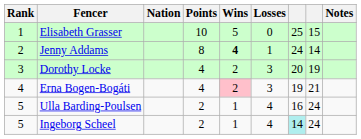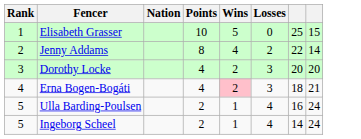- column: (339, 13)
(235, 50) bold -> (235, 50) normal
(270, 50) 1 -> (270, 50) 2
(297, 50) 24 -> (297, 50) 22
(314, 69) 19 -> (314, 69) 20
(297, 87) 19 -> (297, 87) 18
(297, 124) paleturquoise background -> (297, 124) no background
